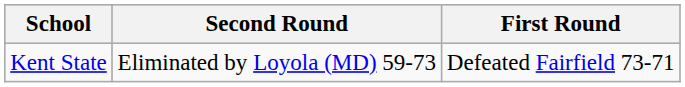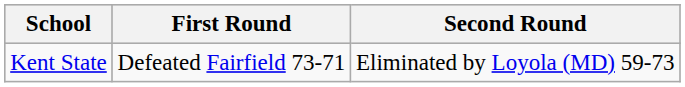columns swapped: (561, 23) <-> (277, 23)
